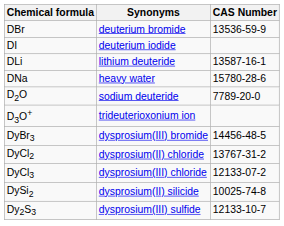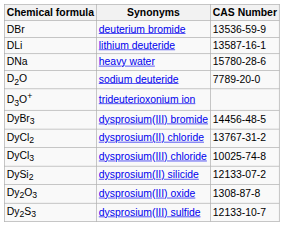- row: (12, 45)
(239, 173) 12133-07-2 -> (239, 156) 10025-74-8
(239, 191) 10025-74-8 -> (239, 175) 12133-07-2
+ row: (22, 194)
